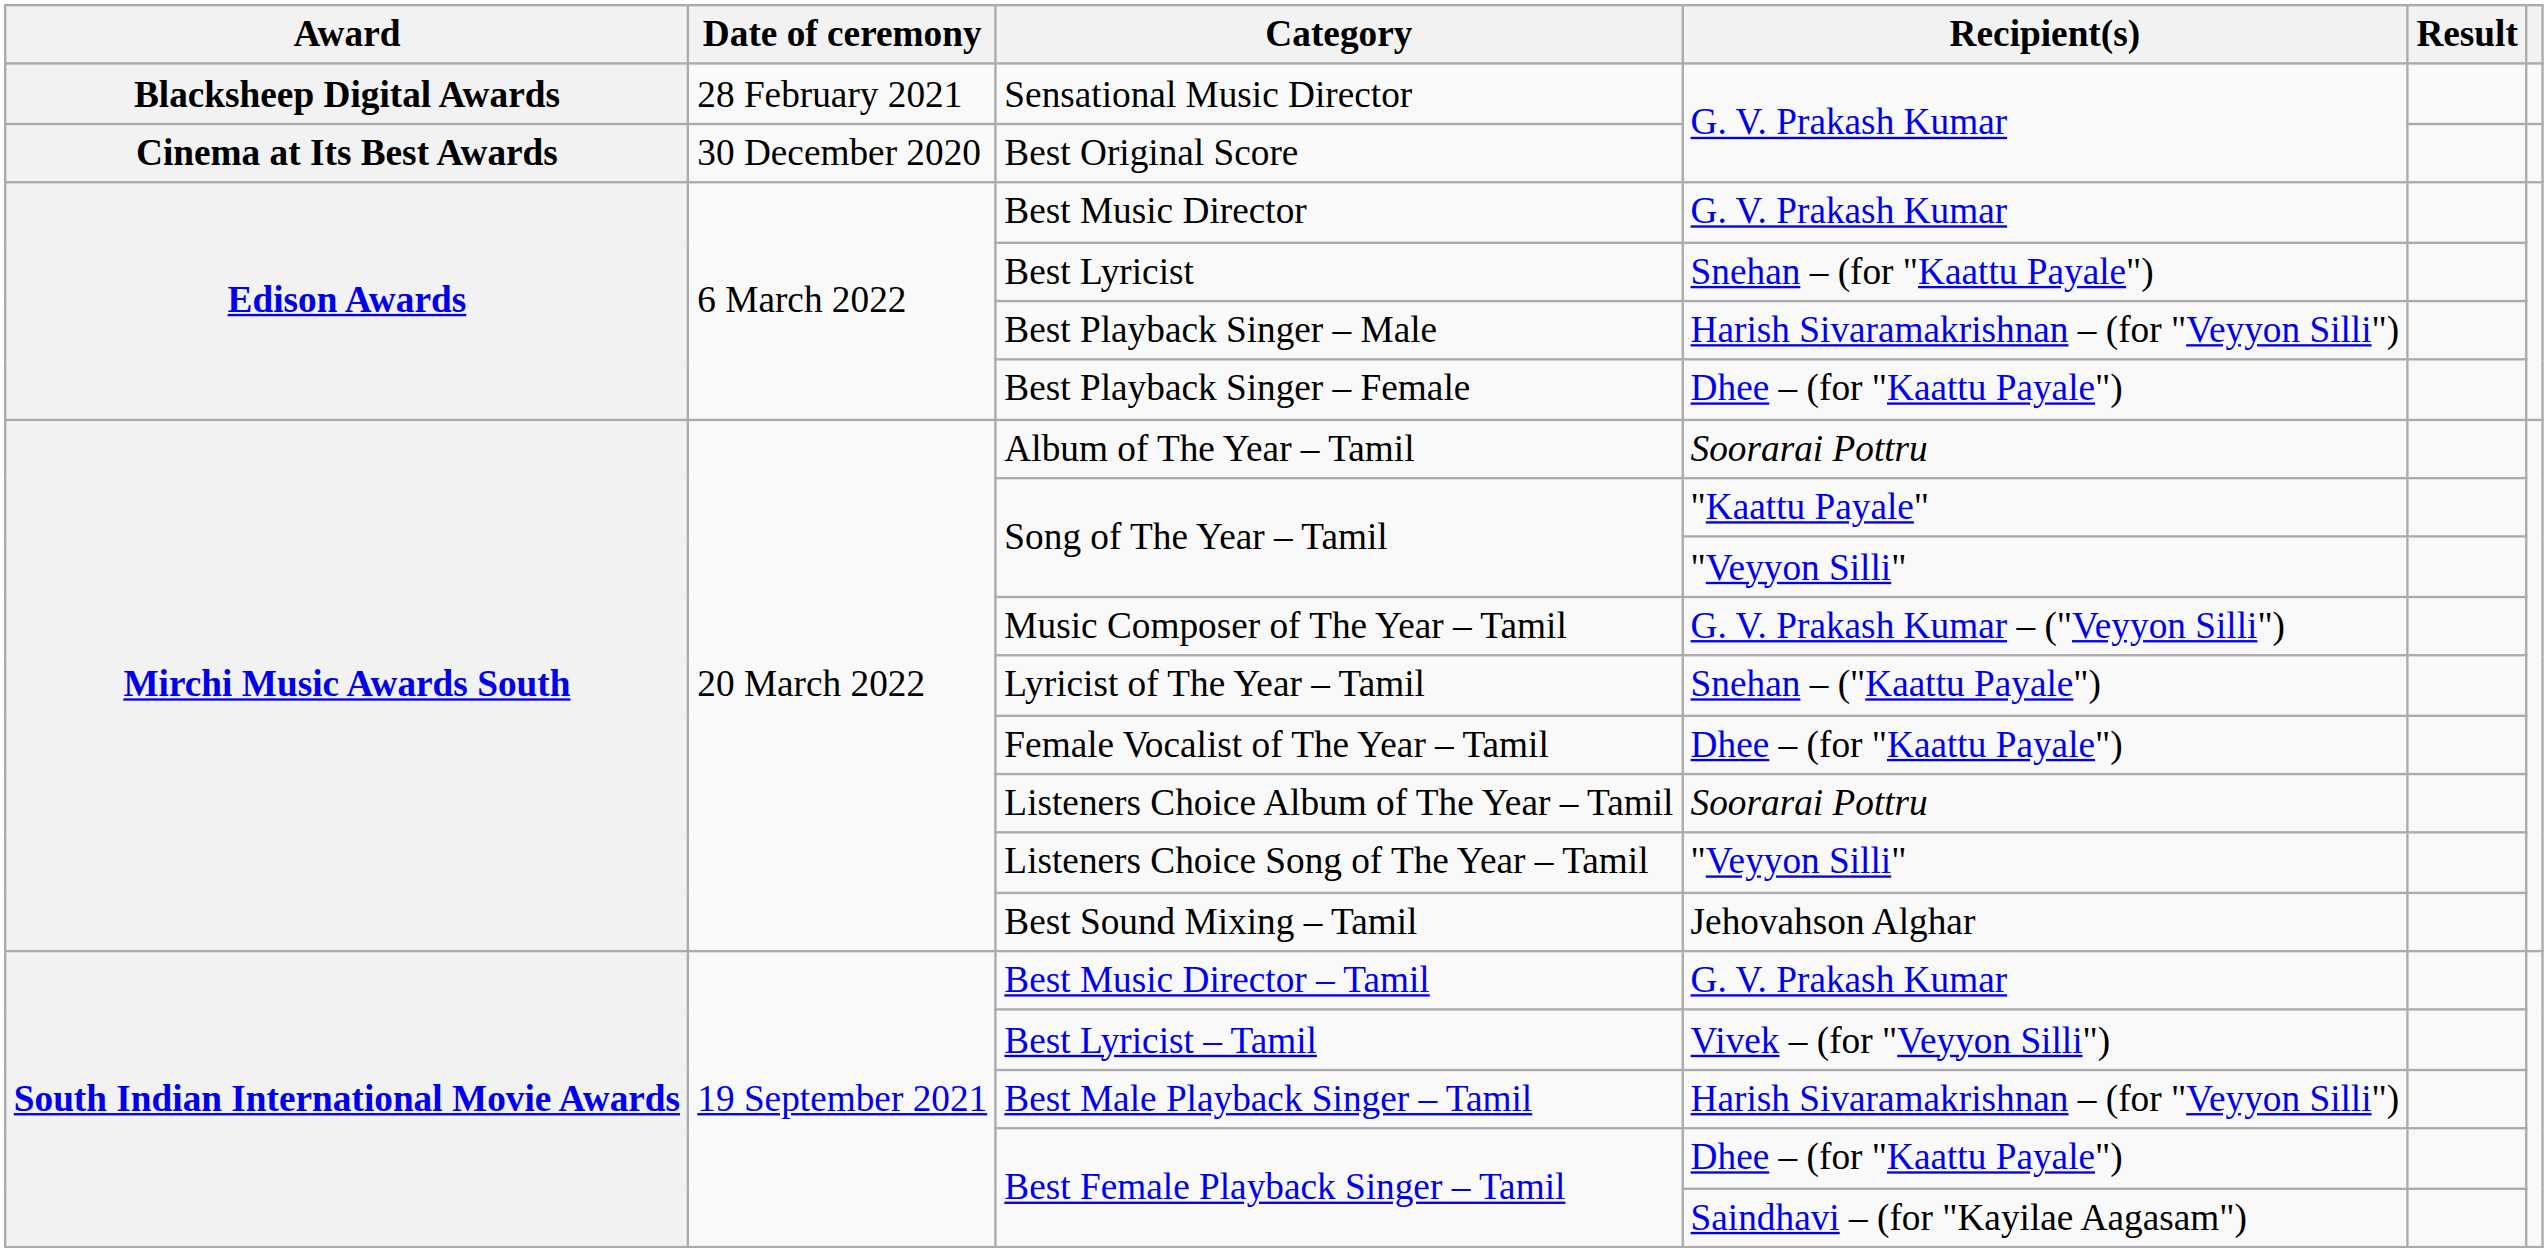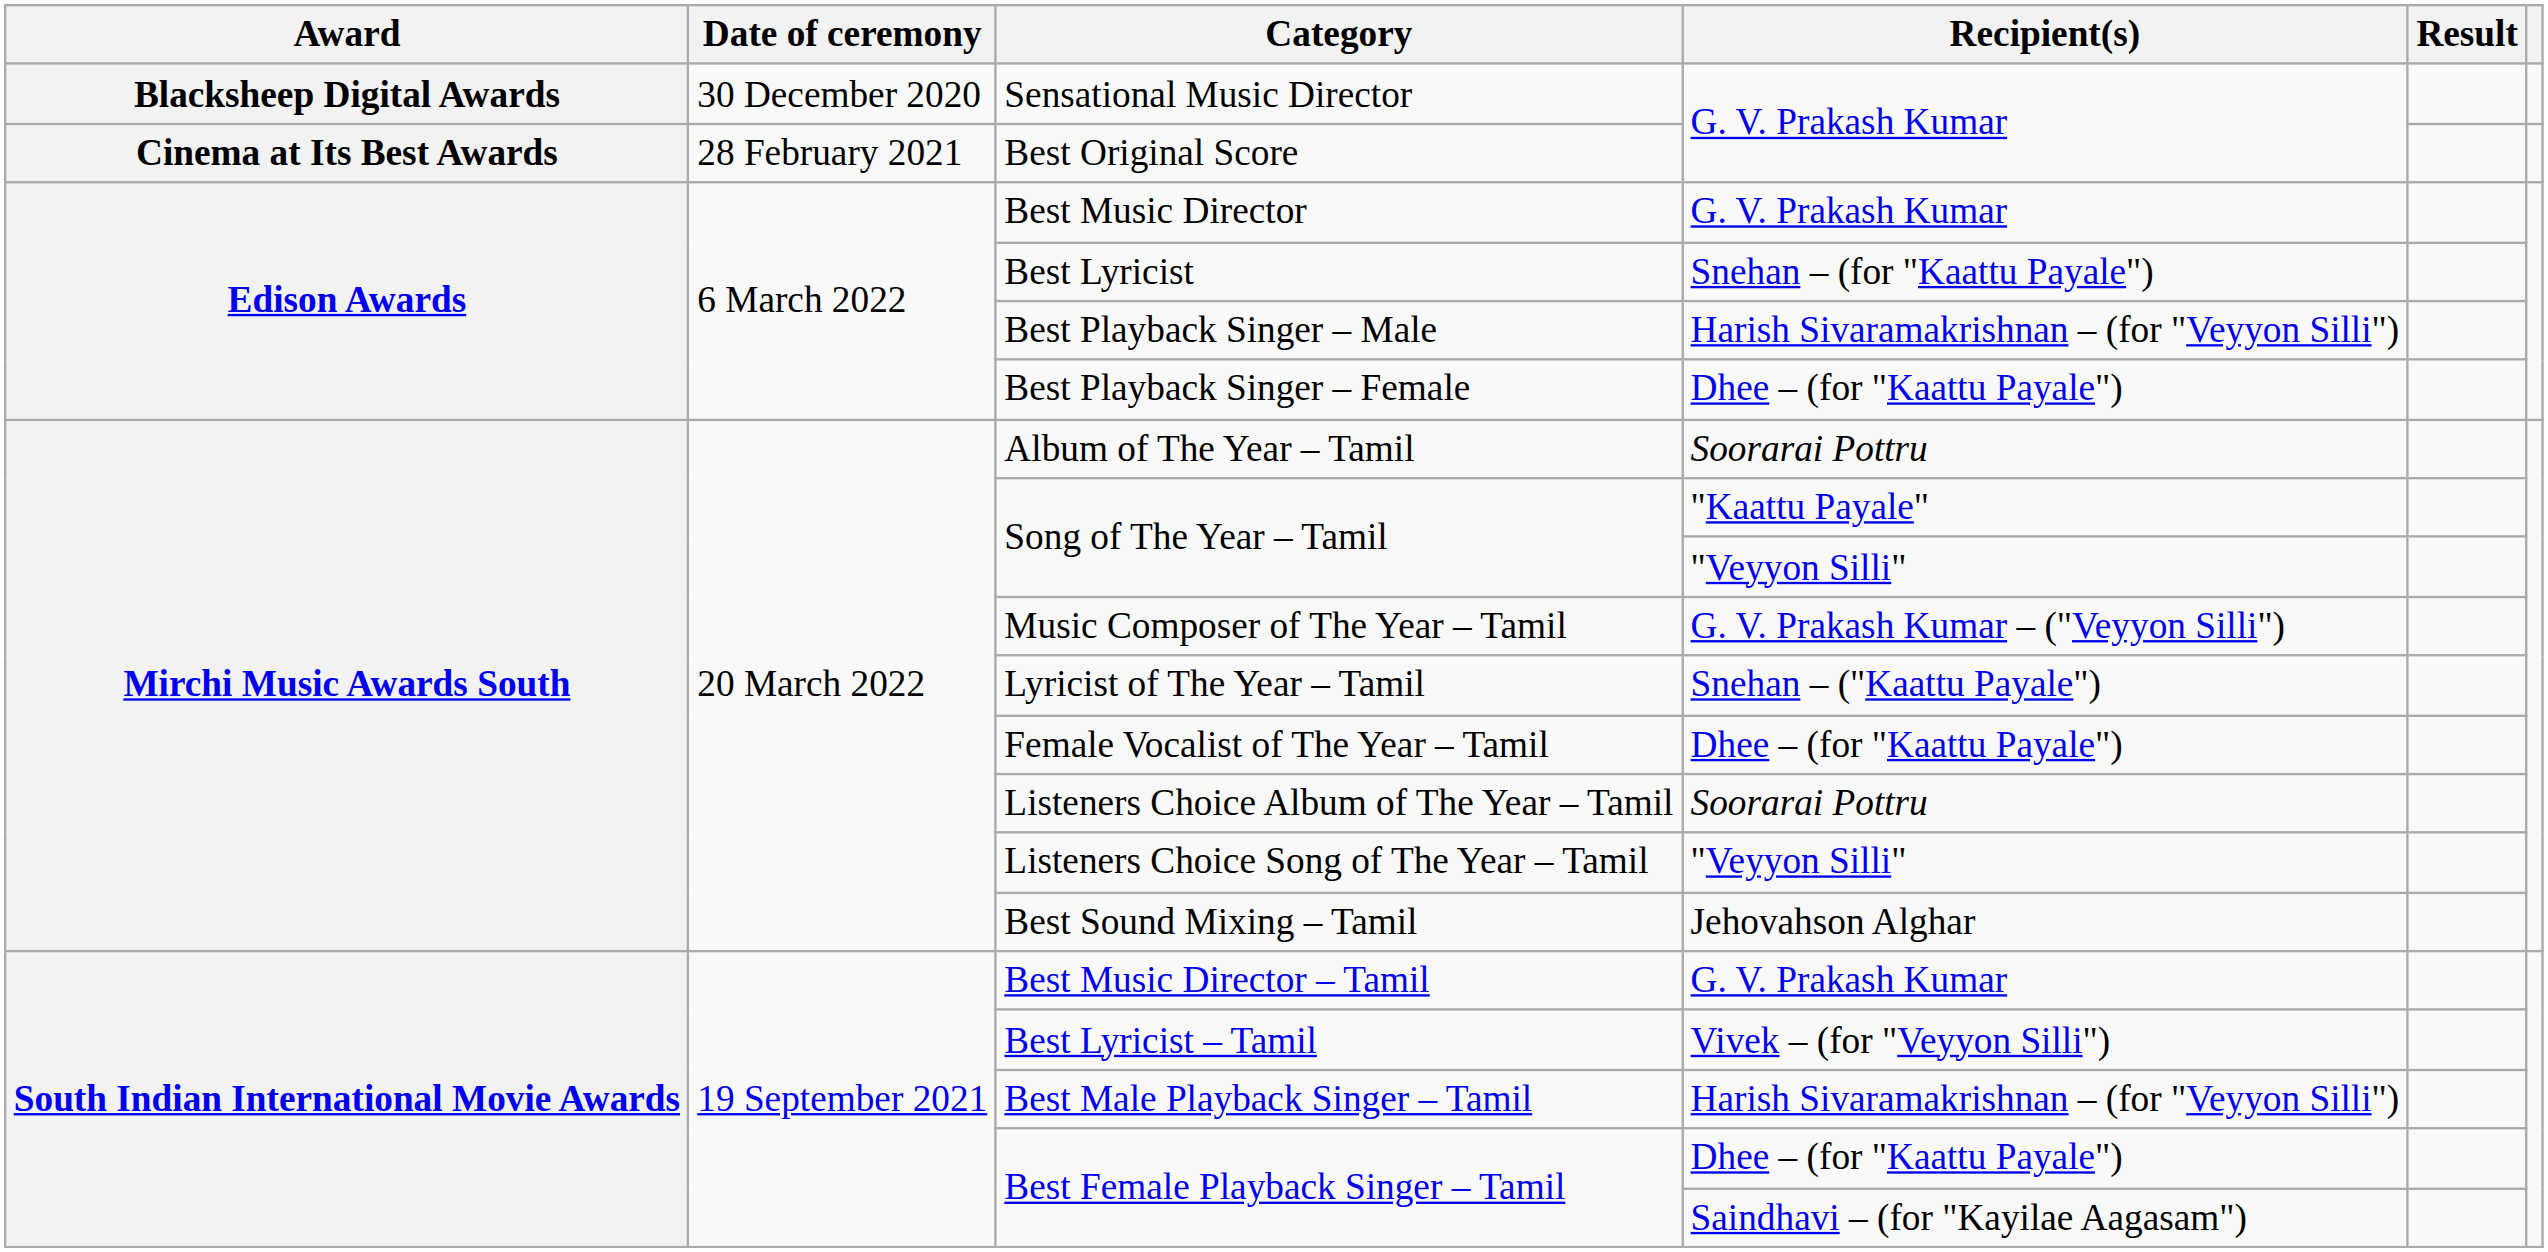(830, 93) 28 February 2021 -> (839, 93) 30 December 2020
(839, 152) 30 December 2020 -> (830, 152) 28 February 2021
